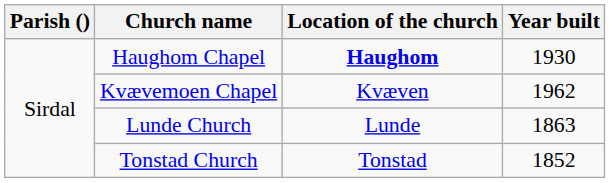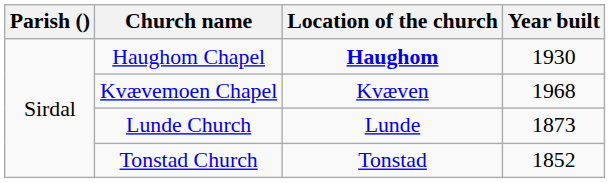(554, 90) 1962 -> (554, 90) 1968
(554, 125) 1863 -> (554, 125) 1873
